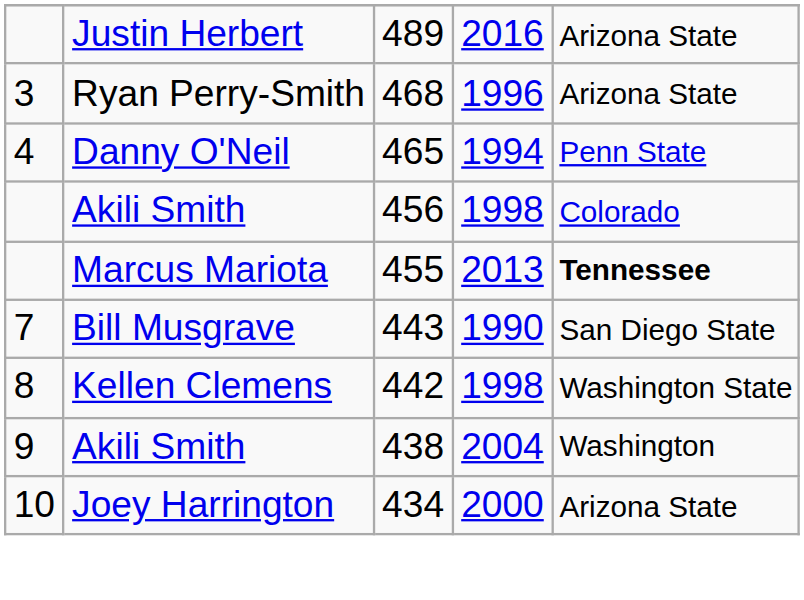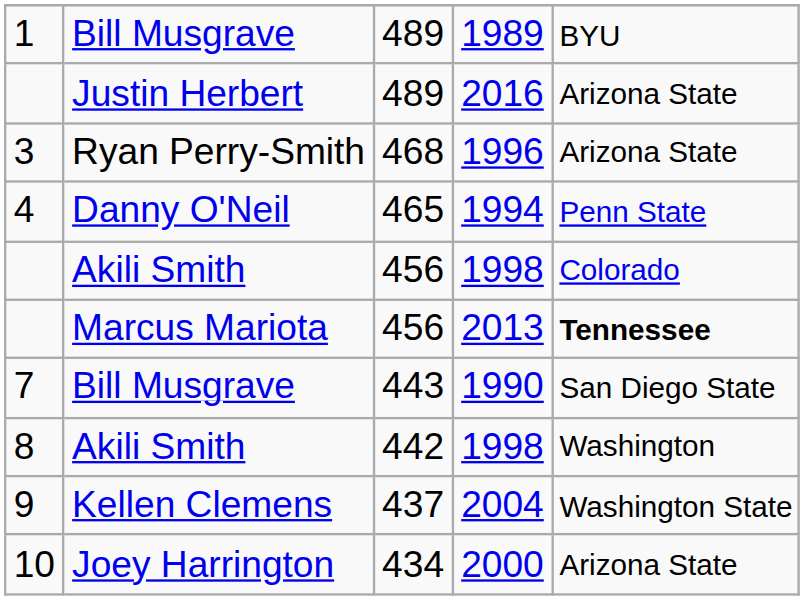+ row: (24, 33)
(413, 269) 455 -> (413, 328) 456
(202, 387) Kellen Clemens -> (159, 446) Akili Smith
(676, 388) Washington State -> (637, 447) Washington
(159, 446) Akili Smith -> (202, 504) Kellen Clemens
(413, 446) 438 -> (413, 504) 437
(637, 447) Washington -> (676, 506) Washington State
